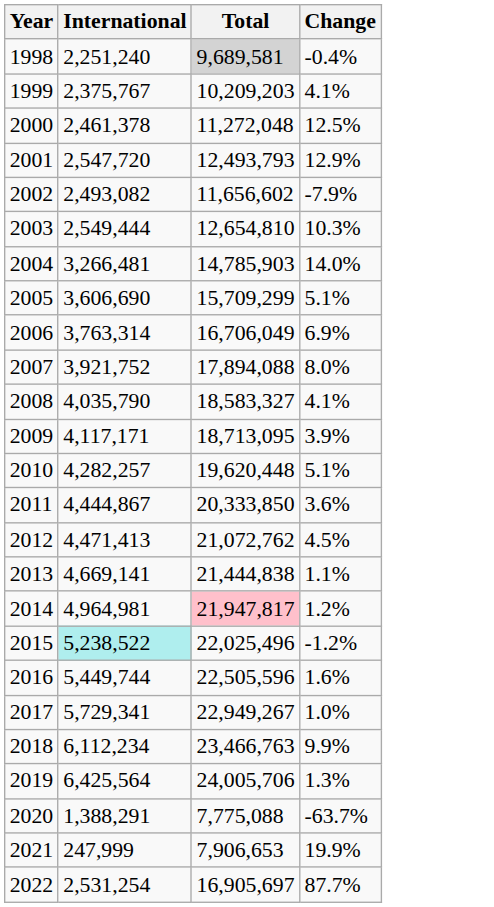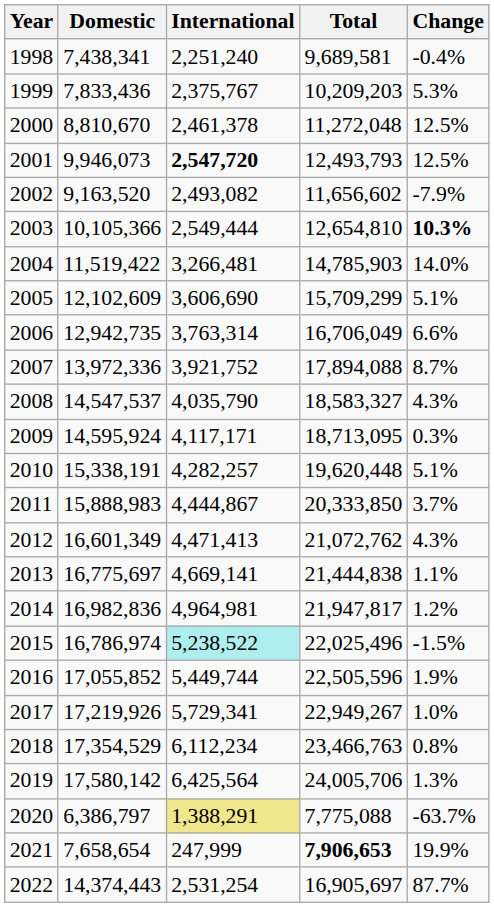+ column: (112, 21)
(240, 56) lightgrey background -> (348, 56) no background
(327, 90) 4.1% -> (435, 90) 5.3%
(107, 159) normal -> (215, 159) bold
(333, 159) 12.9% -> (441, 159) 12.5%
(333, 228) normal -> (442, 228) bold
(327, 332) 6.9% -> (435, 332) 6.6%
(327, 366) 8.0% -> (435, 366) 8.7%
(327, 401) 4.1% -> (435, 401) 4.3%
(327, 435) 3.9% -> (435, 435) 0.3%
(327, 504) 3.6% -> (435, 504) 3.7%
(327, 539) 4.5% -> (435, 539) 4.3%
(246, 608) pink background -> (353, 608) no background
(331, 642) -1.2% -> (439, 642) -1.5%
(327, 677) 1.6% -> (435, 677) 1.9%
(327, 746) 9.9% -> (435, 746) 0.8%
(107, 815) no background -> (215, 815) khaki background
(240, 849) normal -> (348, 849) bold
